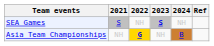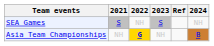columns swapped: (182, 10) <-> (200, 10)
(161, 22) bold -> (161, 22) normal
